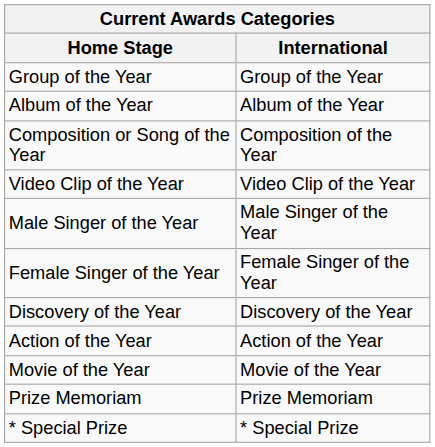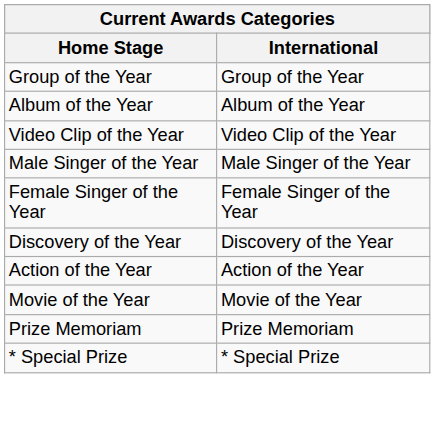- row: (119, 144)
